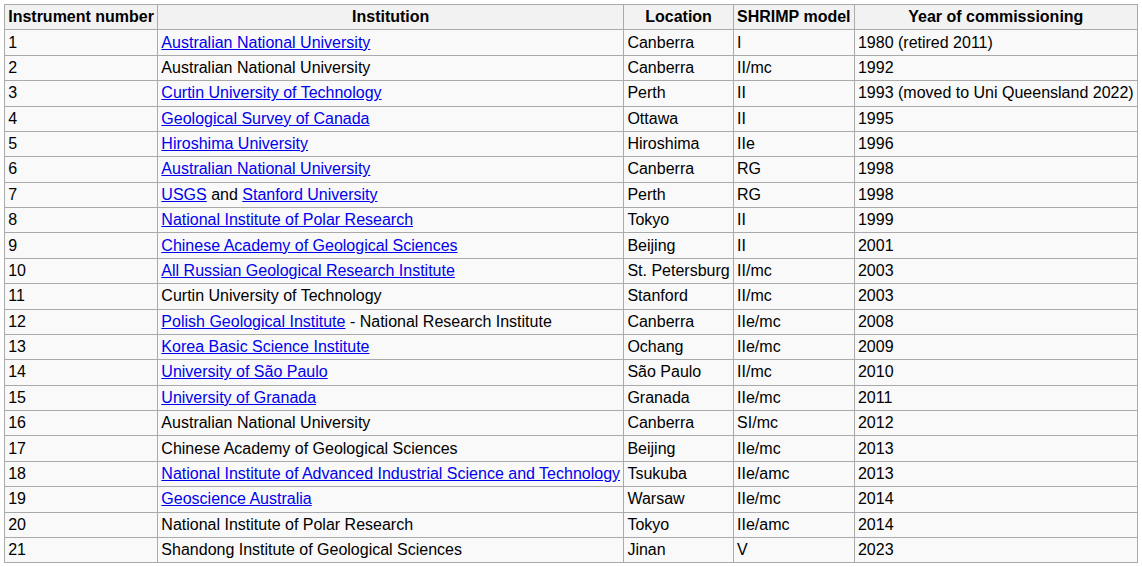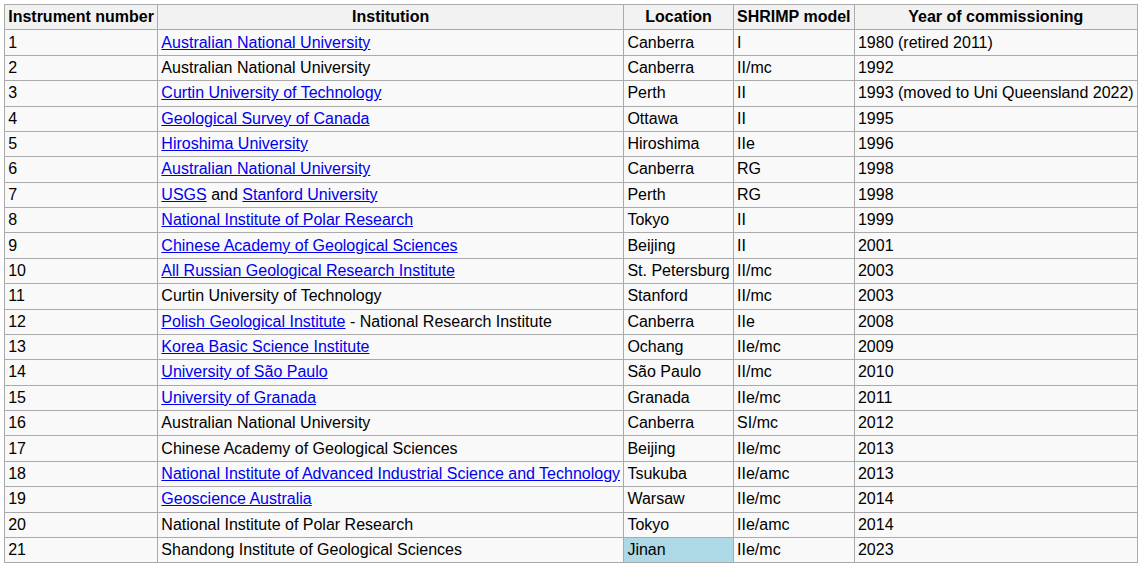(759, 321) IIe/mc -> (746, 321) IIe
(647, 550) no background -> (647, 550) lightblue background
(742, 550) V -> (759, 550) IIe/mc
